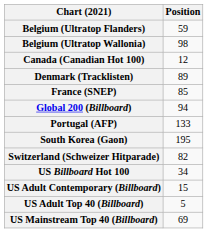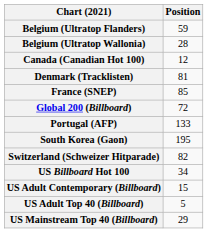(183, 44) 98 -> (183, 44) 28
(183, 76) 89 -> (183, 76) 81
(183, 108) 94 -> (183, 108) 72
(183, 220) 69 -> (183, 220) 29
